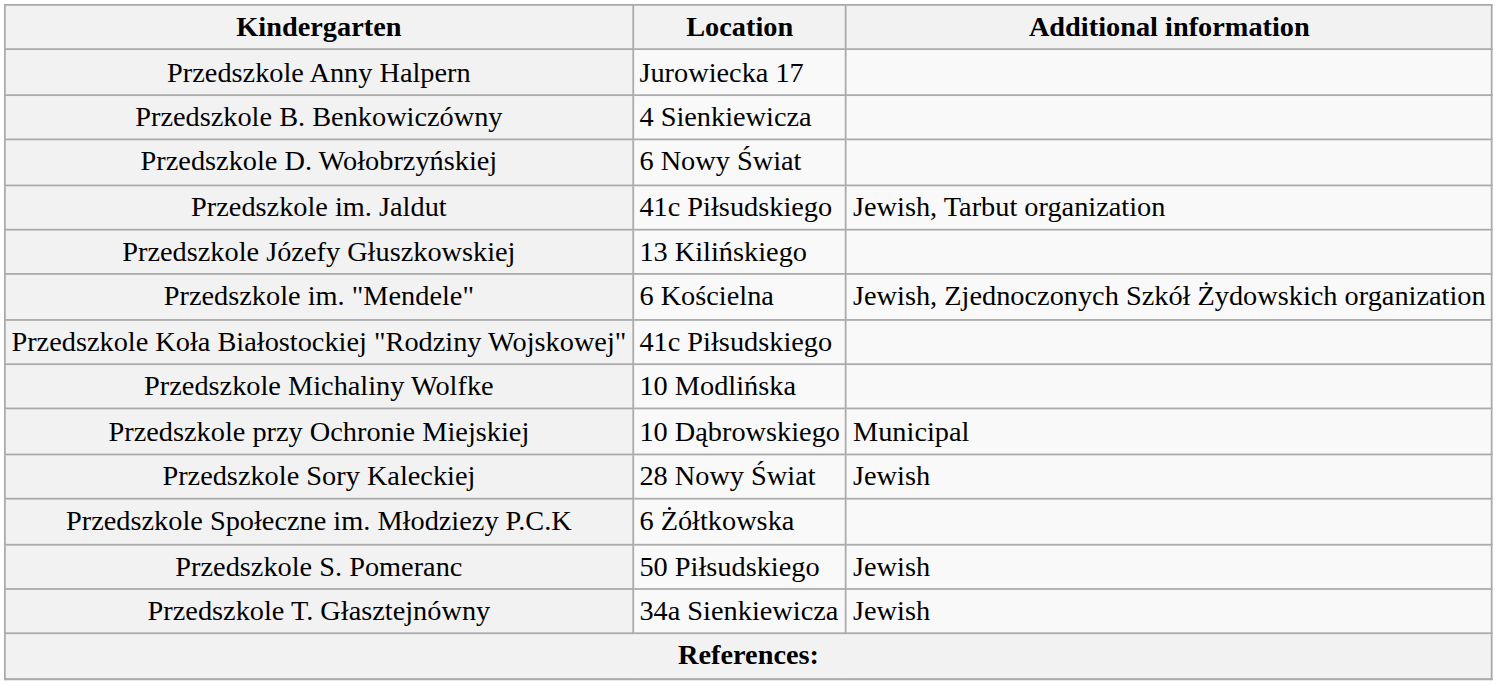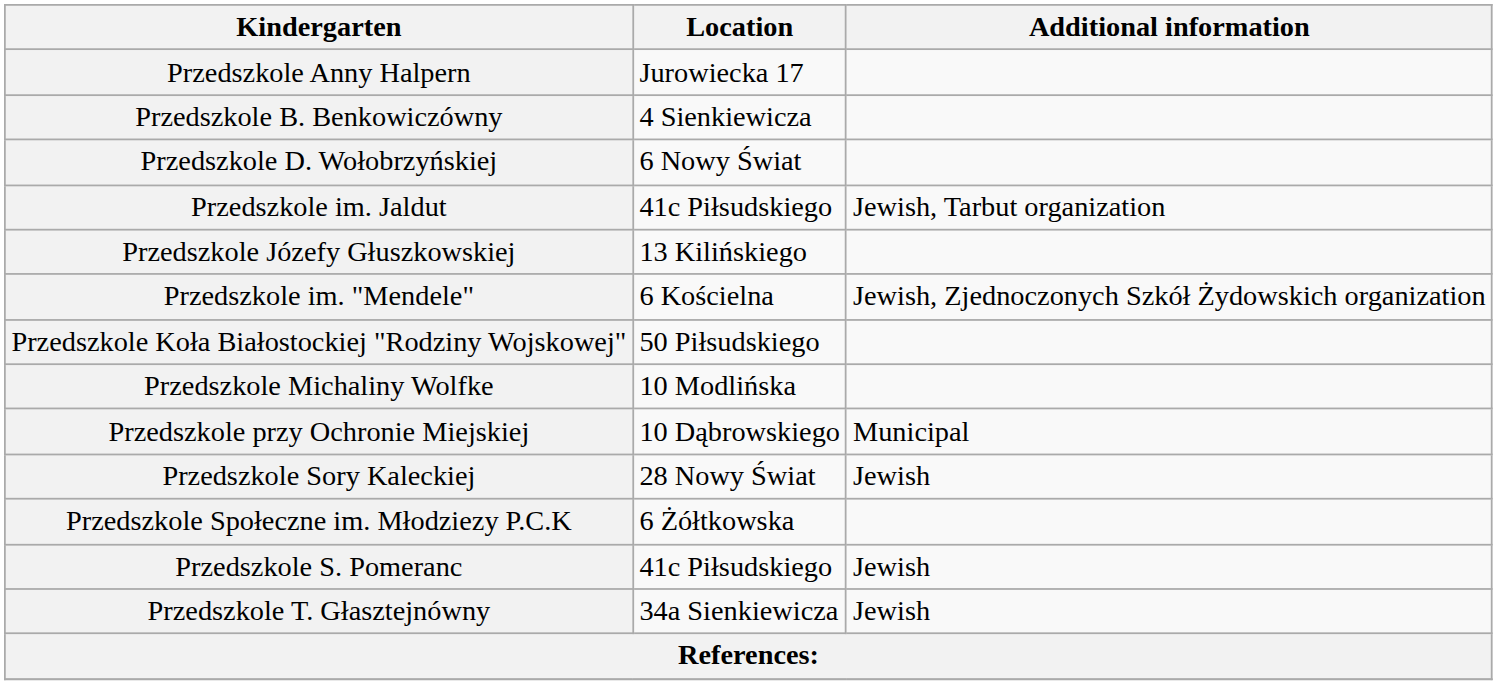(736, 341) 41c Piłsudskiego -> (729, 341) 50 Piłsudskiego
(729, 565) 50 Piłsudskiego -> (736, 565) 41c Piłsudskiego
